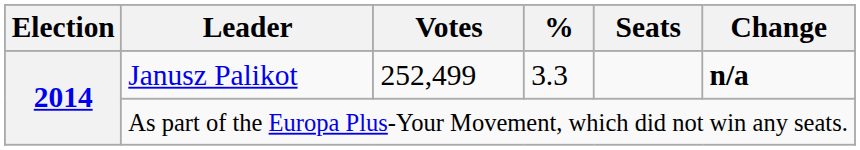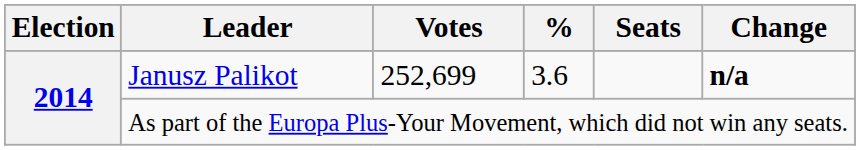(428, 74) 252,499 -> (428, 74) 252,699
(550, 74) 3.3 -> (550, 74) 3.6
